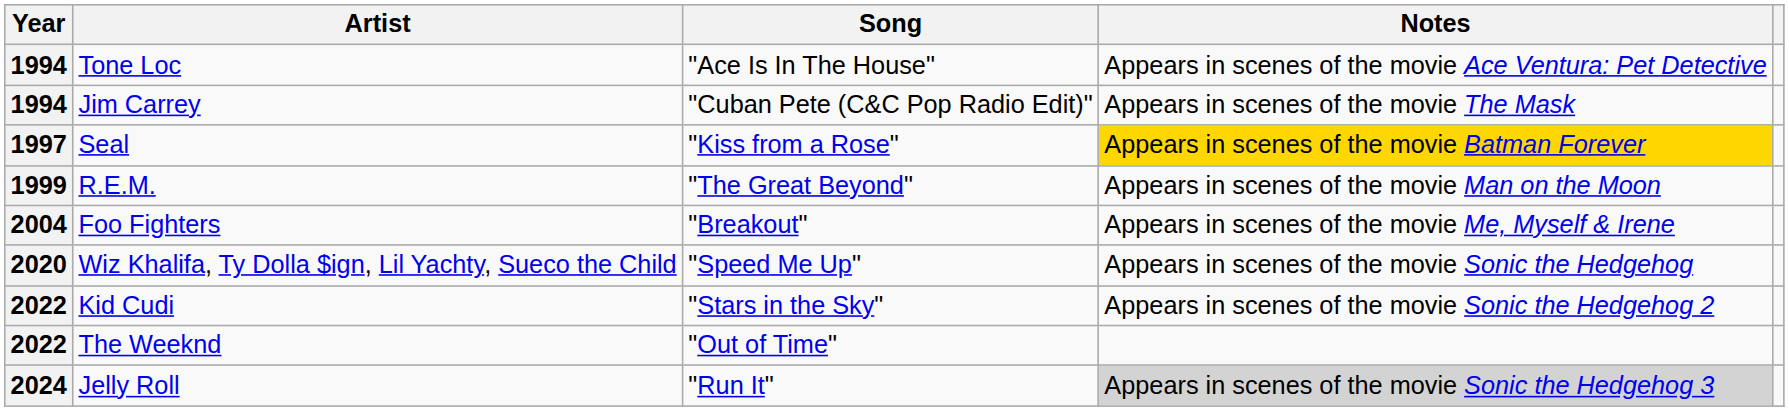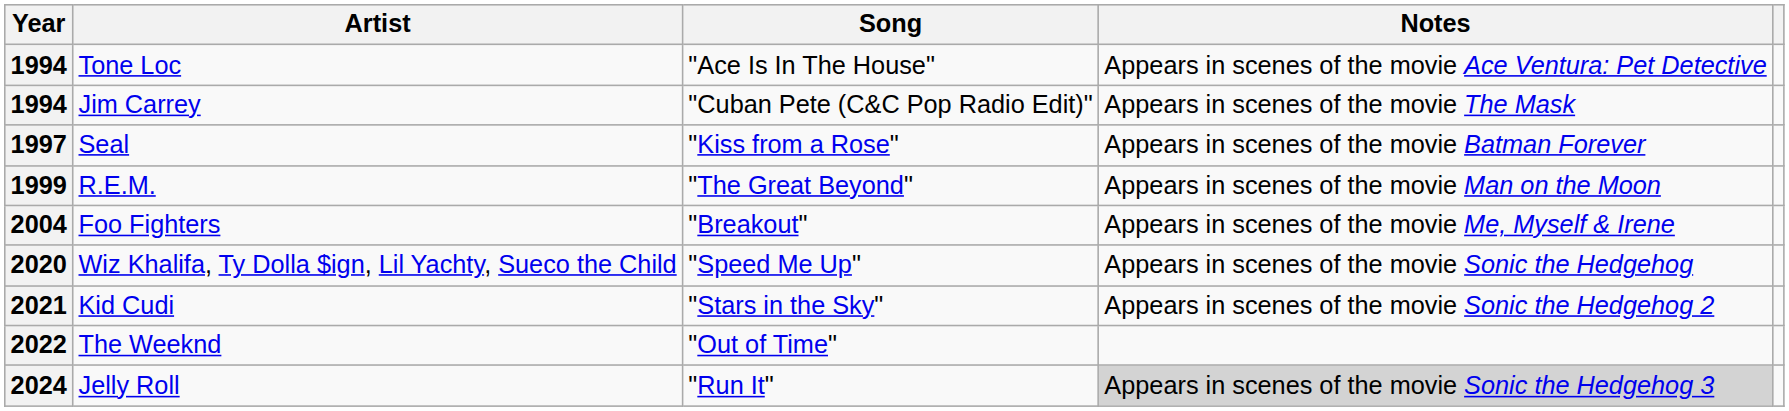(1375, 144) gold background -> (1375, 144) no background
(39, 305) 2022 -> (39, 305) 2021
